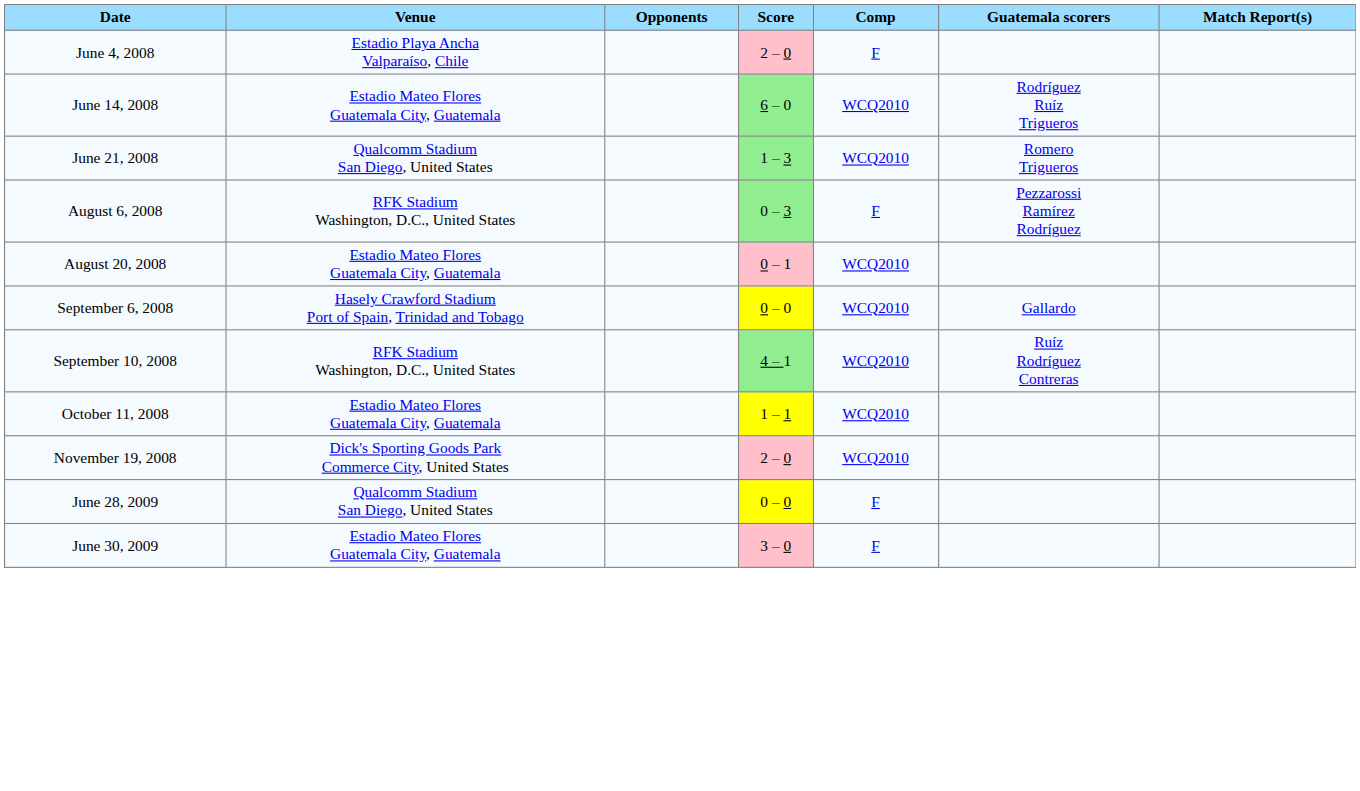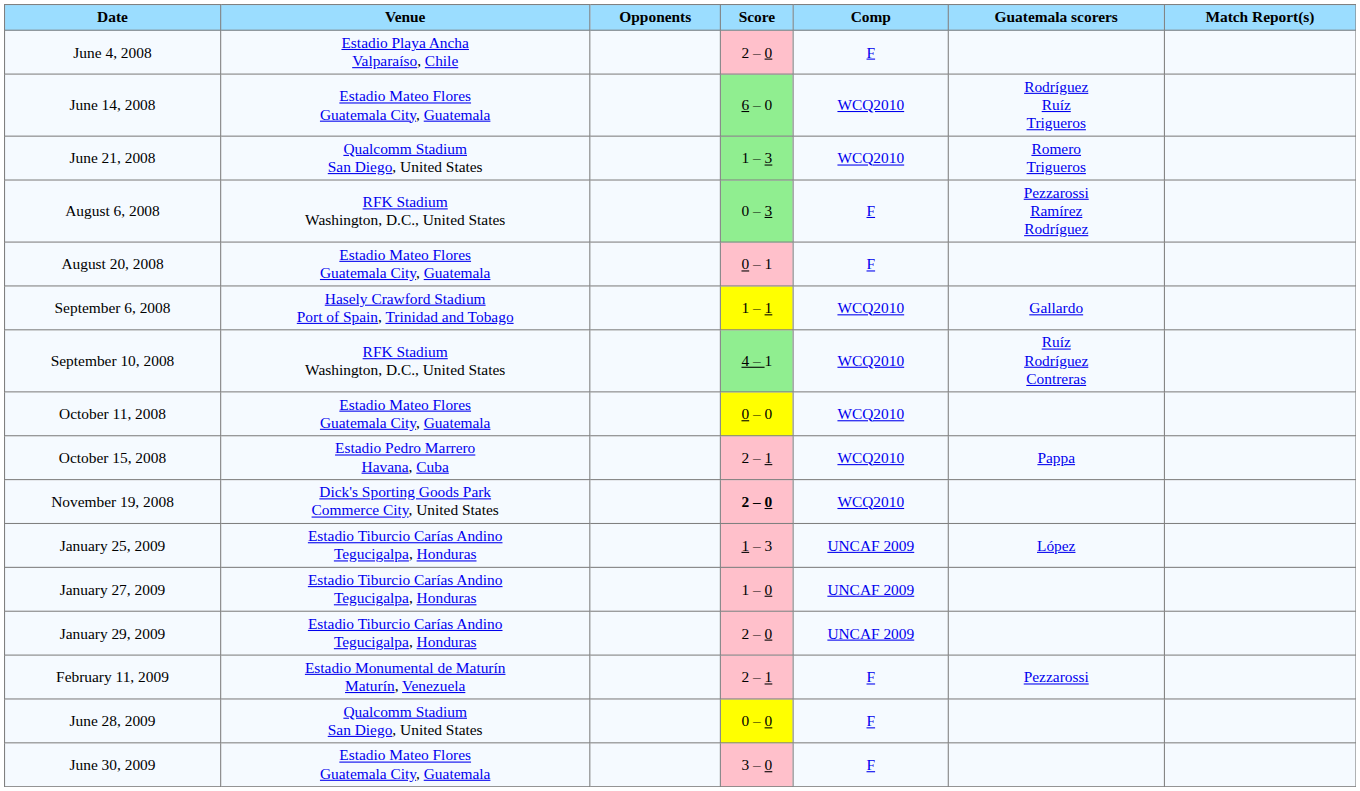(876, 263) WCQ2010 -> (871, 263) F
(776, 307) 0 – 0 -> (757, 307) 1 – 1
(776, 413) 1 – 1 -> (757, 413) 0 – 0
+ row: (112, 457)
(776, 457) normal -> (757, 501) bold
+ row: (113, 545)
+ row: (113, 589)
+ row: (113, 633)
+ row: (112, 676)
